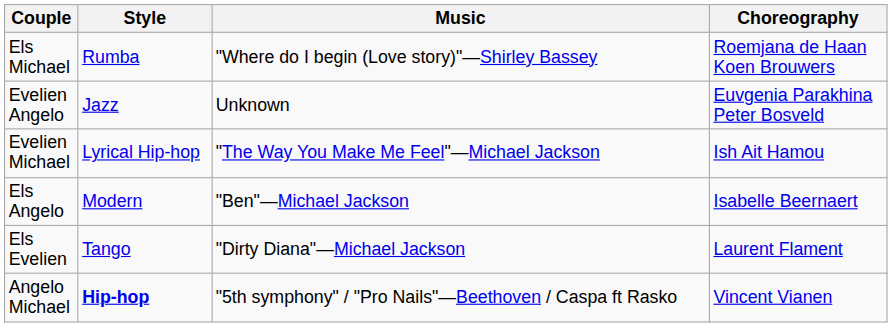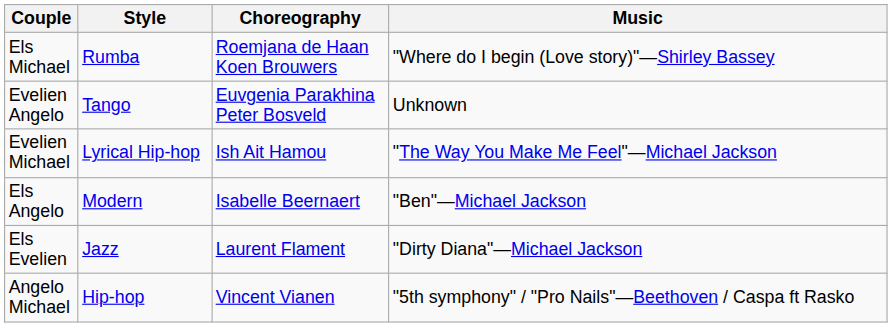columns swapped: (460, 18) <-> (798, 18)
(100, 104) Jazz -> (106, 104) Tango
(106, 249) Tango -> (100, 249) Jazz
(116, 297) bold -> (113, 297) normal
